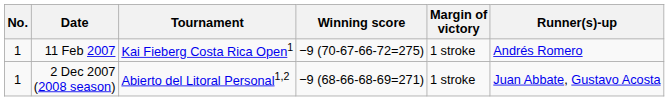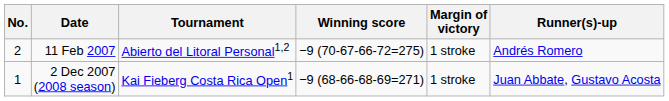(18, 50) 1 -> (18, 50) 2
(207, 50) Kai Fieberg Costa Rica Open1 -> (205, 50) Abierto del Litoral Personal1,2
(205, 79) Abierto del Litoral Personal1,2 -> (207, 79) Kai Fieberg Costa Rica Open1
